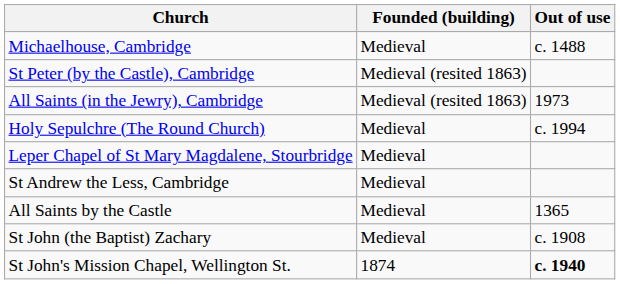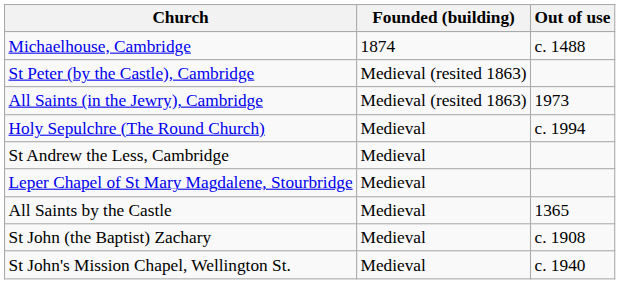(393, 45) Medieval -> (378, 45) 1874
rows swapped: (181, 155) <-> (119, 182)
(378, 264) 1874 -> (393, 264) Medieval
(560, 264) bold -> (560, 264) normal
